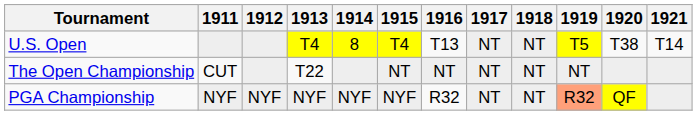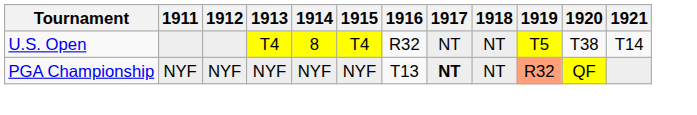(444, 44) T13 -> (404, 44) R32
- row: (101, 71)
(444, 97) R32 -> (404, 71) T13
(489, 97) normal -> (449, 71) bold
